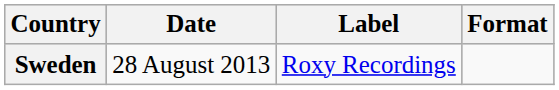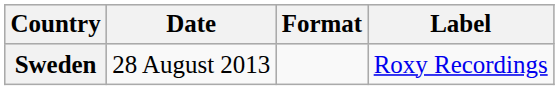columns swapped: (507, 24) <-> (369, 24)
